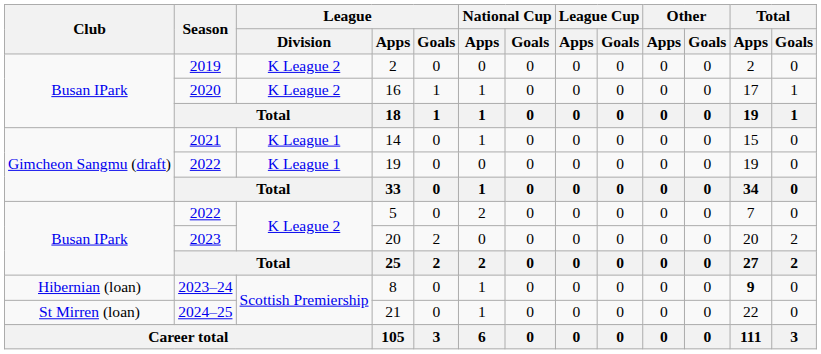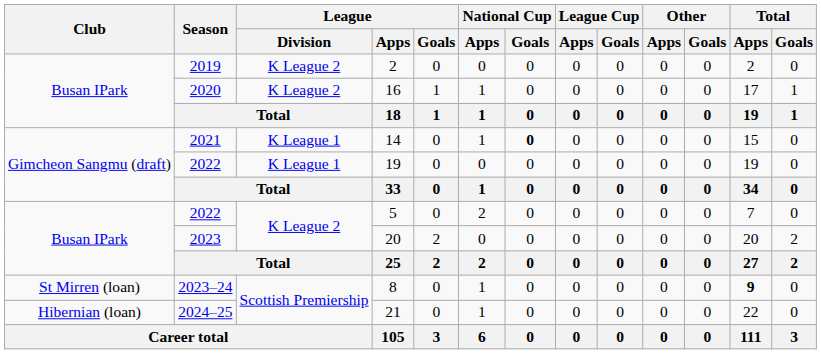(530, 139) normal -> (530, 139) bold
(90, 287) Hibernian (loan) -> (90, 287) St Mirren (loan)
(90, 312) St Mirren (loan) -> (90, 312) Hibernian (loan)
